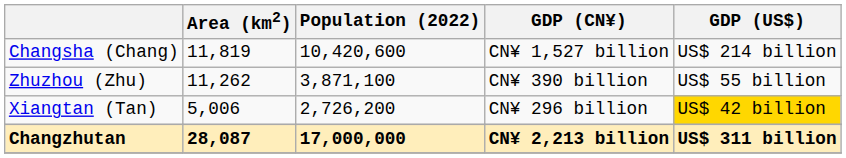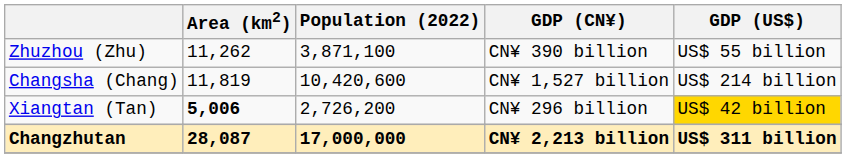rows swapped: (94, 52) <-> (78, 81)
(214, 110) normal -> (214, 110) bold
